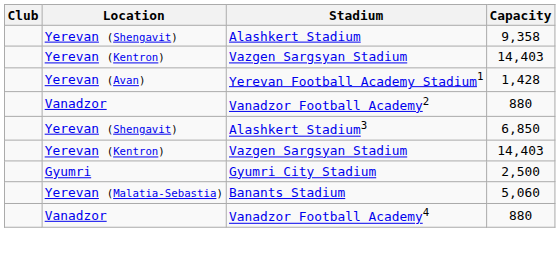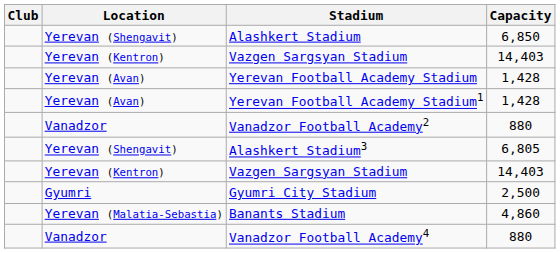(521, 36) 9,358 -> (521, 36) 6,850
+ row: (95, 78)
(521, 128) 6,850 -> (521, 149) 6,805
(521, 193) 5,060 -> (521, 214) 4,860
